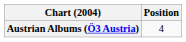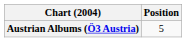(161, 28) 4 -> (161, 28) 5
